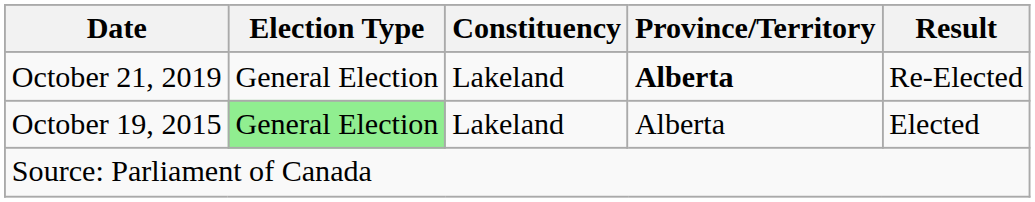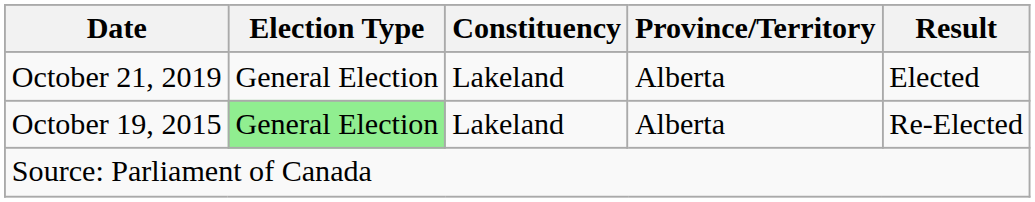(684, 76) bold -> (680, 76) normal
(956, 76) Re-Elected -> (934, 76) Elected
(934, 123) Elected -> (956, 123) Re-Elected
